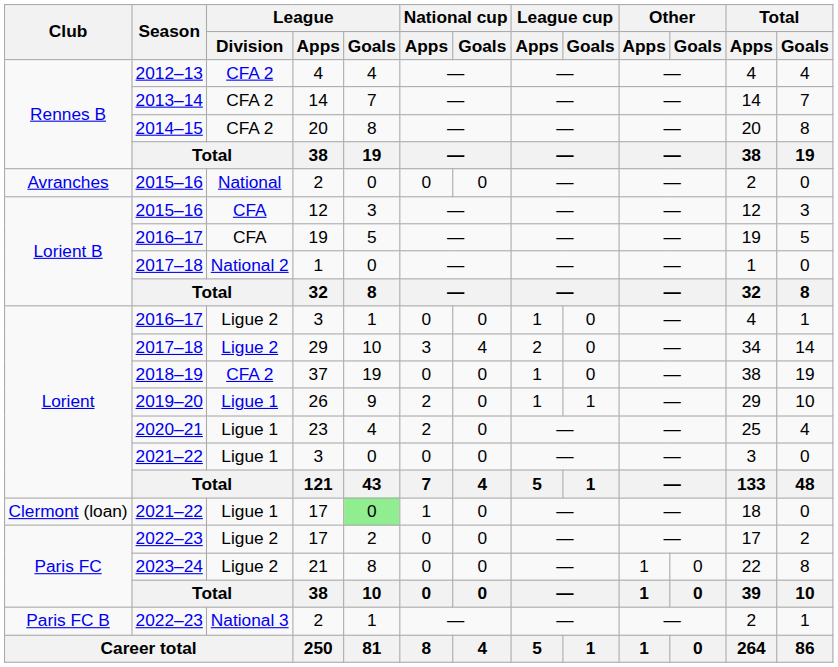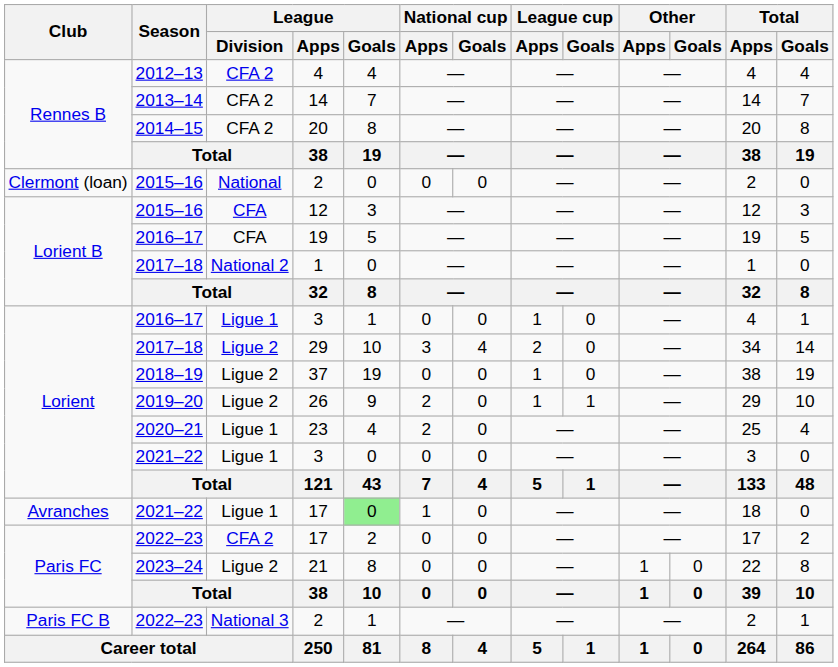(68, 182) Avranches -> (68, 182) Clermont (loan)
(250, 319) Ligue 2 -> (250, 319) Ligue 1
(250, 374) CFA 2 -> (250, 374) Ligue 2
(250, 401) Ligue 1 -> (250, 401) Ligue 2
(68, 511) Clermont (loan) -> (68, 511) Avranches
(250, 538) Ligue 2 -> (250, 538) CFA 2
